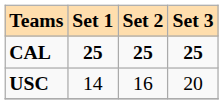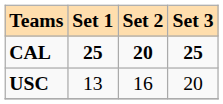(143, 51) 25 -> (143, 51) 20
(93, 83) 14 -> (93, 83) 13
